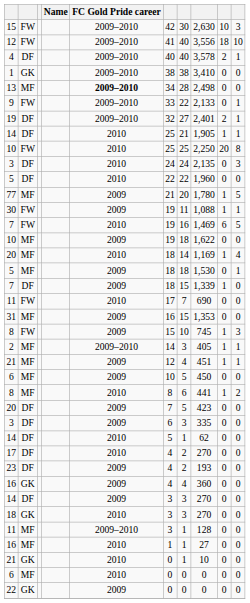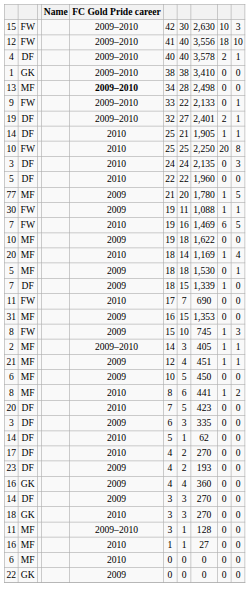(117, 407) 2009 -> (117, 407) 2010
- row: (11, 560)
